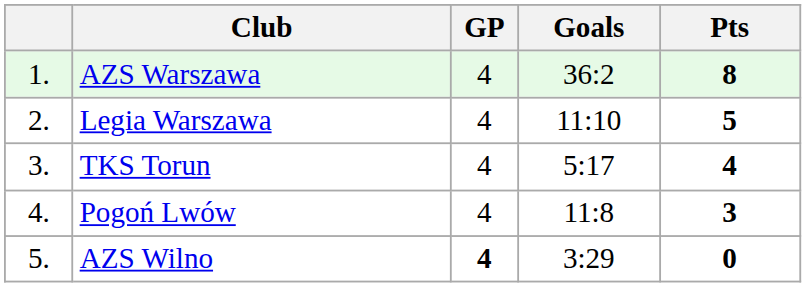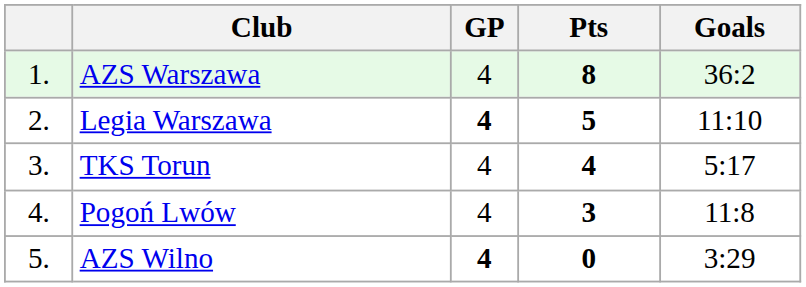columns swapped: (589, 27) <-> (730, 27)
(484, 119) normal -> (484, 119) bold
